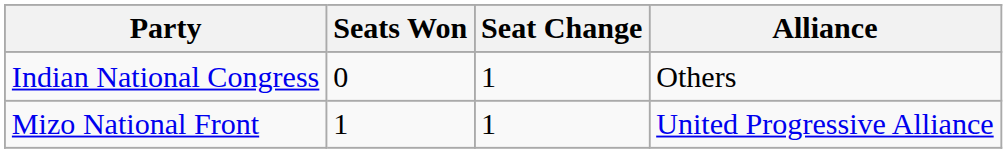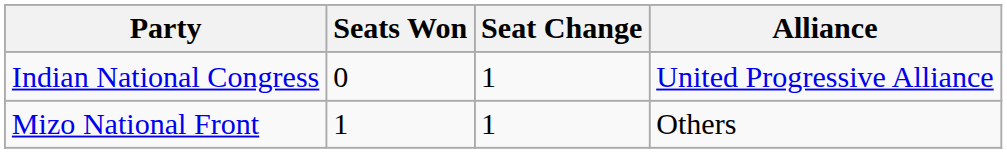(696, 76) Others -> (825, 76) United Progressive Alliance
(825, 123) United Progressive Alliance -> (696, 123) Others
